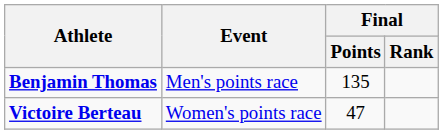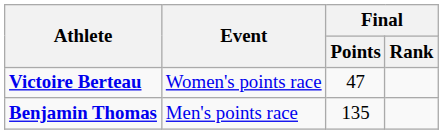rows swapped: (83, 82) <-> (75, 113)
